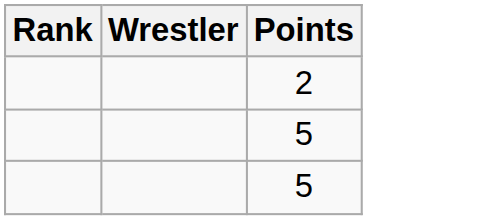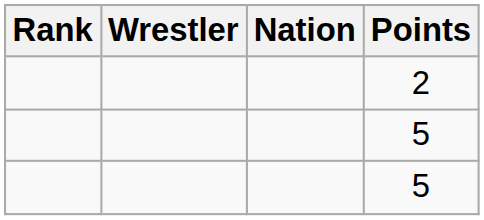+ column: (305, 30)
